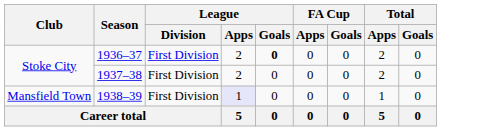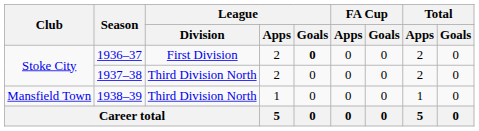(183, 75) First Division -> (202, 75) Third Division North
(183, 95) First Division -> (202, 95) Third Division North
(239, 95) lavender background -> (277, 95) no background
